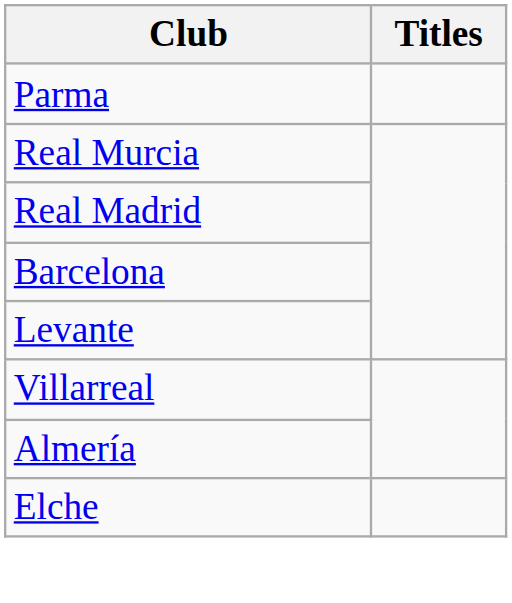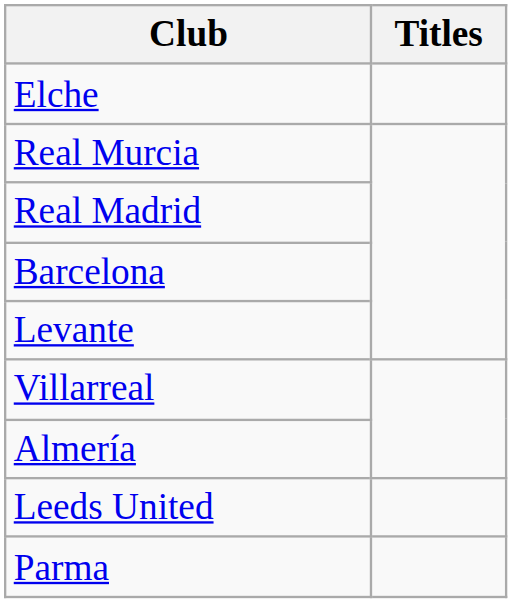rows swapped: (56, 507) <-> (61, 93)
+ row: (114, 507)
